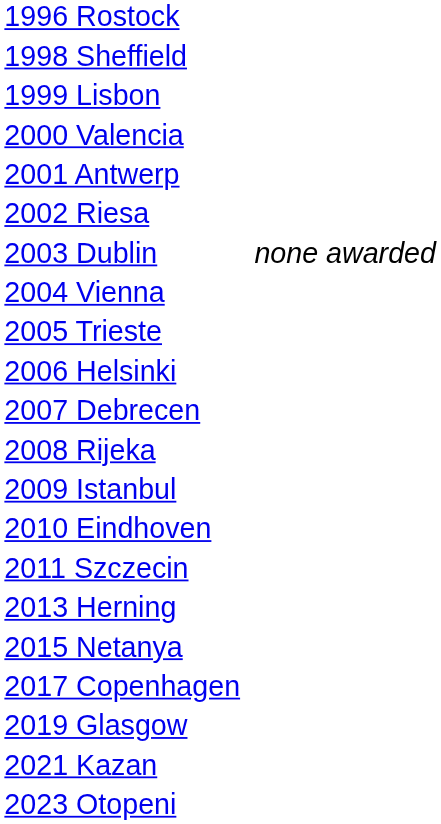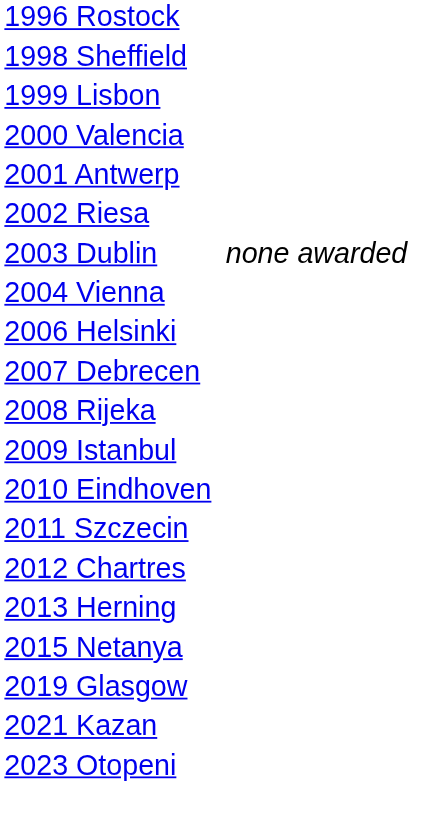- row: (83, 332)
+ row: (95, 568)
- row: (122, 686)
